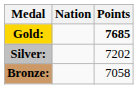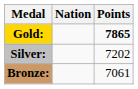(118, 34) 7685 -> (118, 34) 7865
(118, 73) 7058 -> (118, 73) 7061
